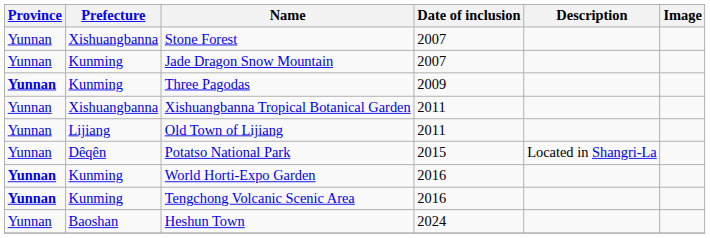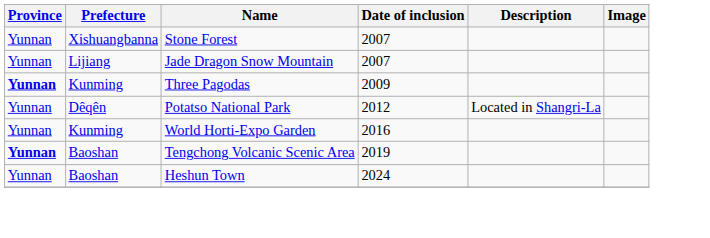(96, 61) Kunming -> (89, 61) Lijiang
- row: (288, 107)
- row: (224, 130)
(432, 152) 2015 -> (376, 107) 2012
(32, 175) bold -> (30, 130) normal
(96, 198) Kunming -> (93, 152) Baoshan
(432, 198) 2016 -> (376, 152) 2019
